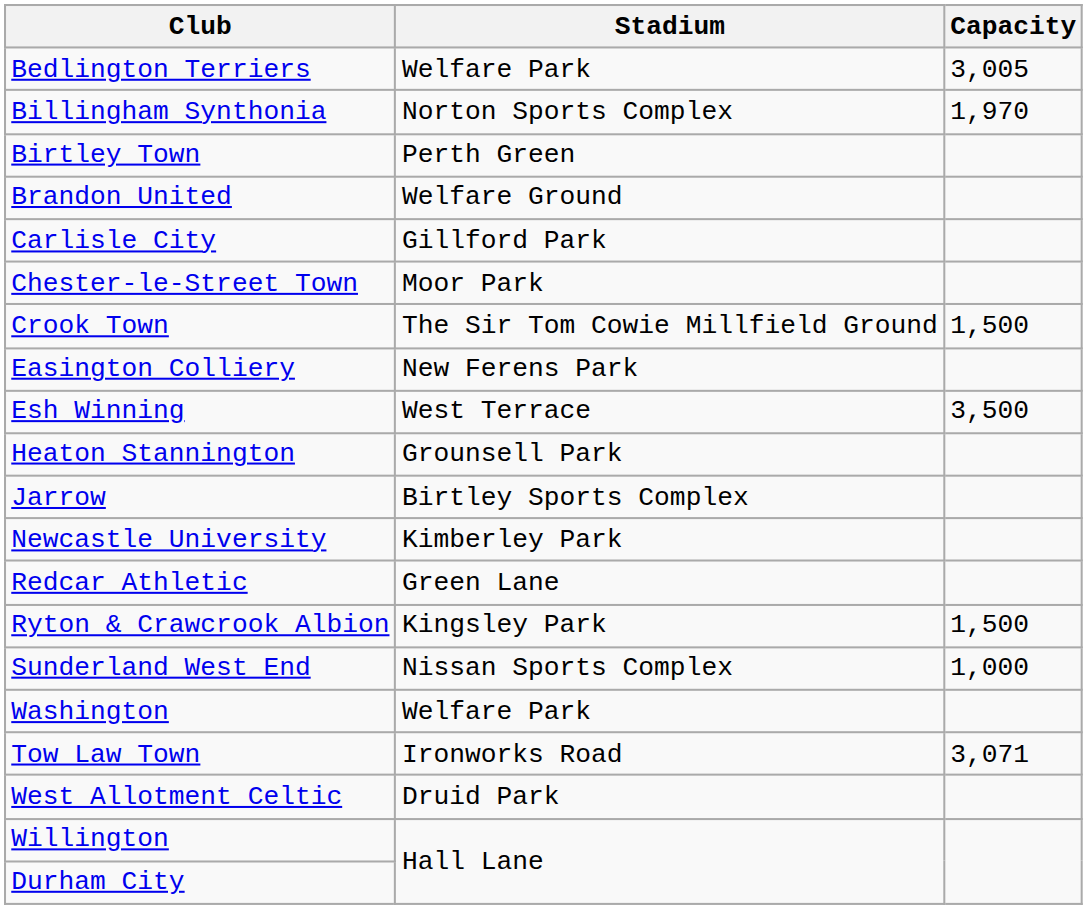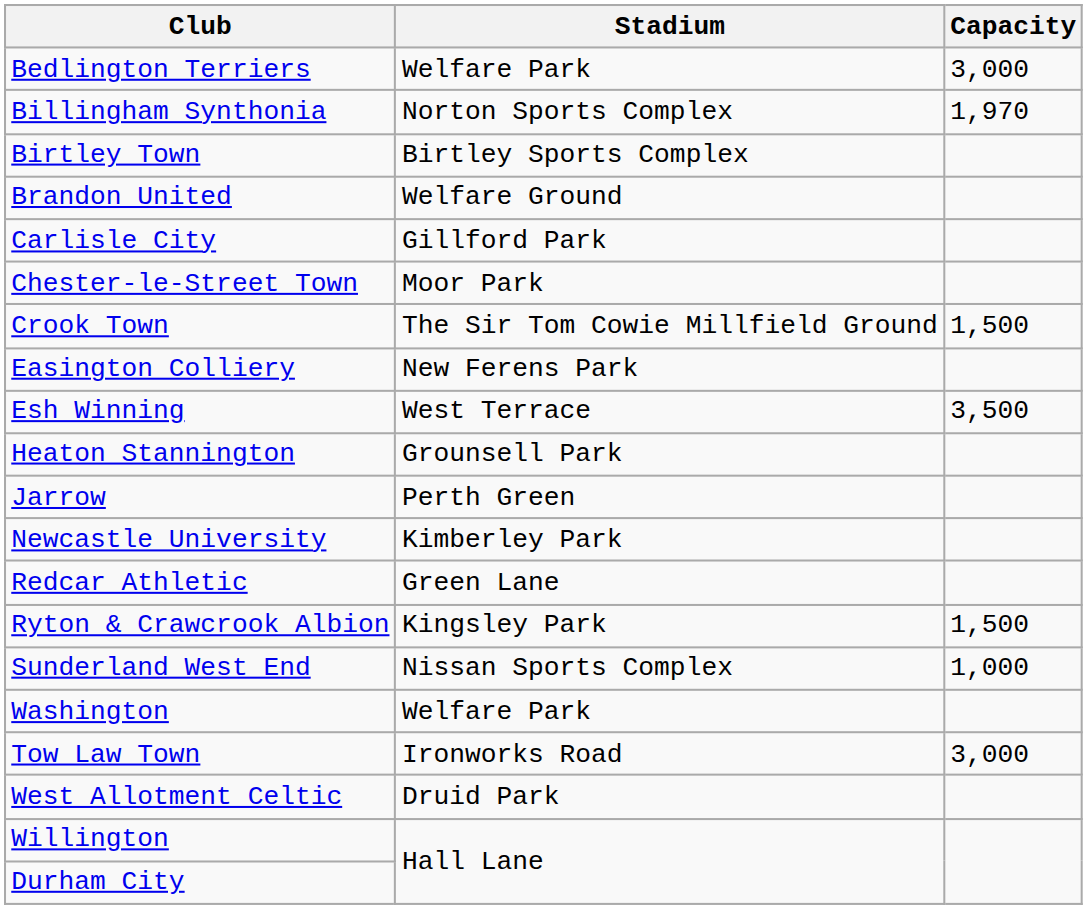(990, 69) 3,005 -> (990, 69) 3,000
(489, 155) Perth Green -> (575, 155) Birtley Sports Complex
(575, 497) Birtley Sports Complex -> (489, 497) Perth Green
(990, 754) 3,071 -> (990, 754) 3,000
